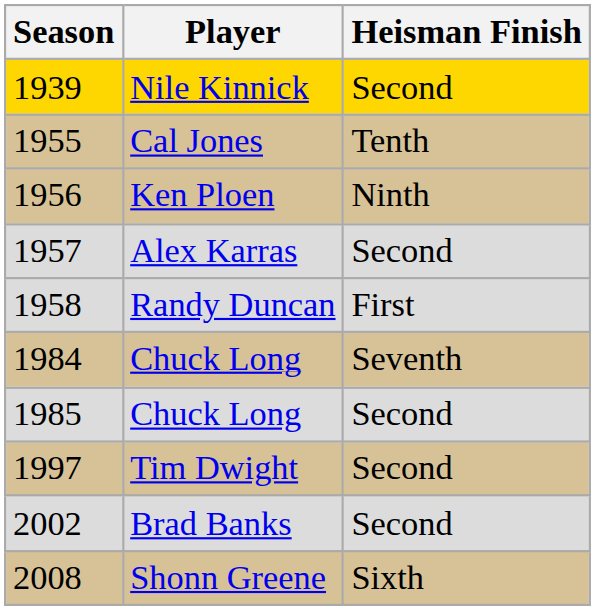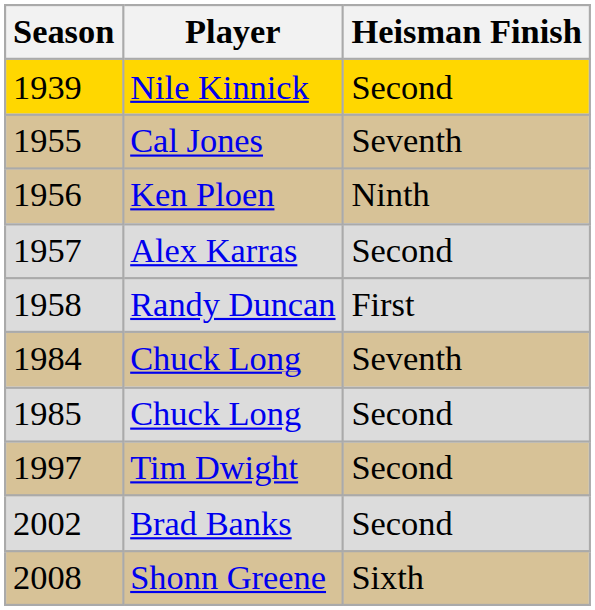(390, 140) Tenth -> (407, 140) Seventh
